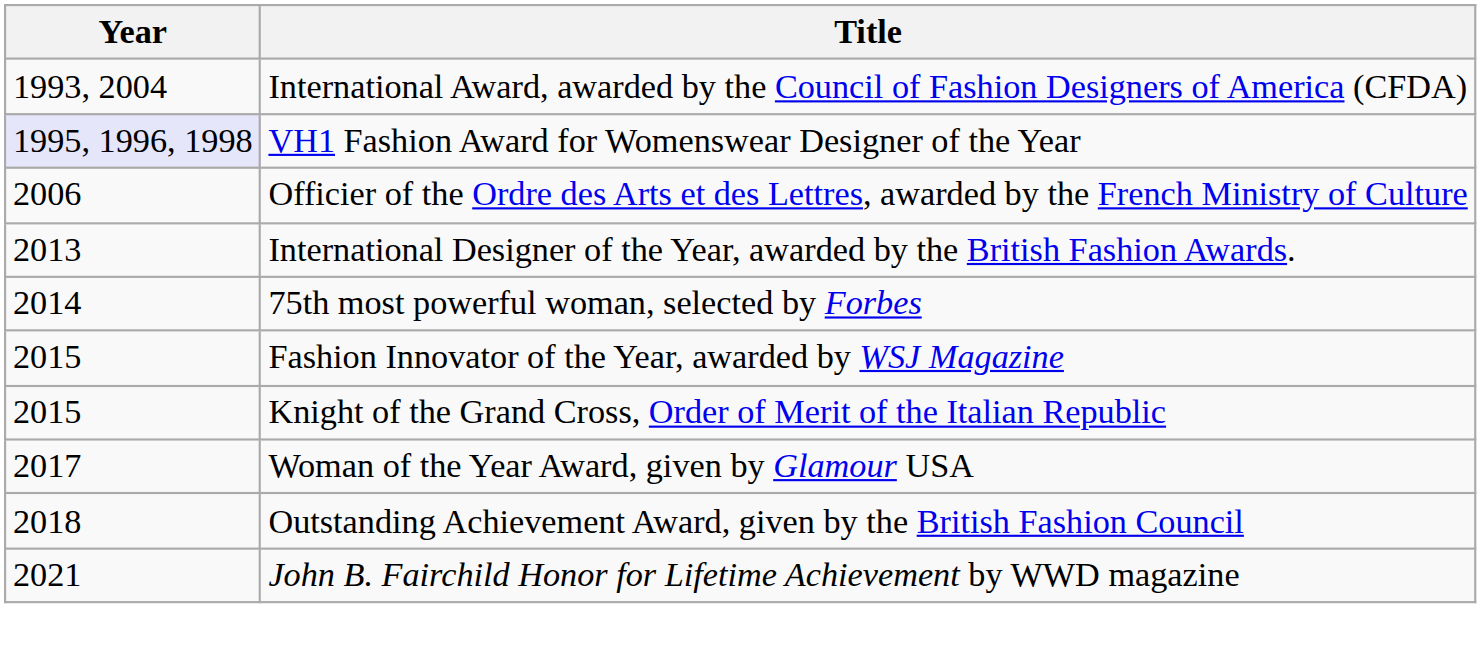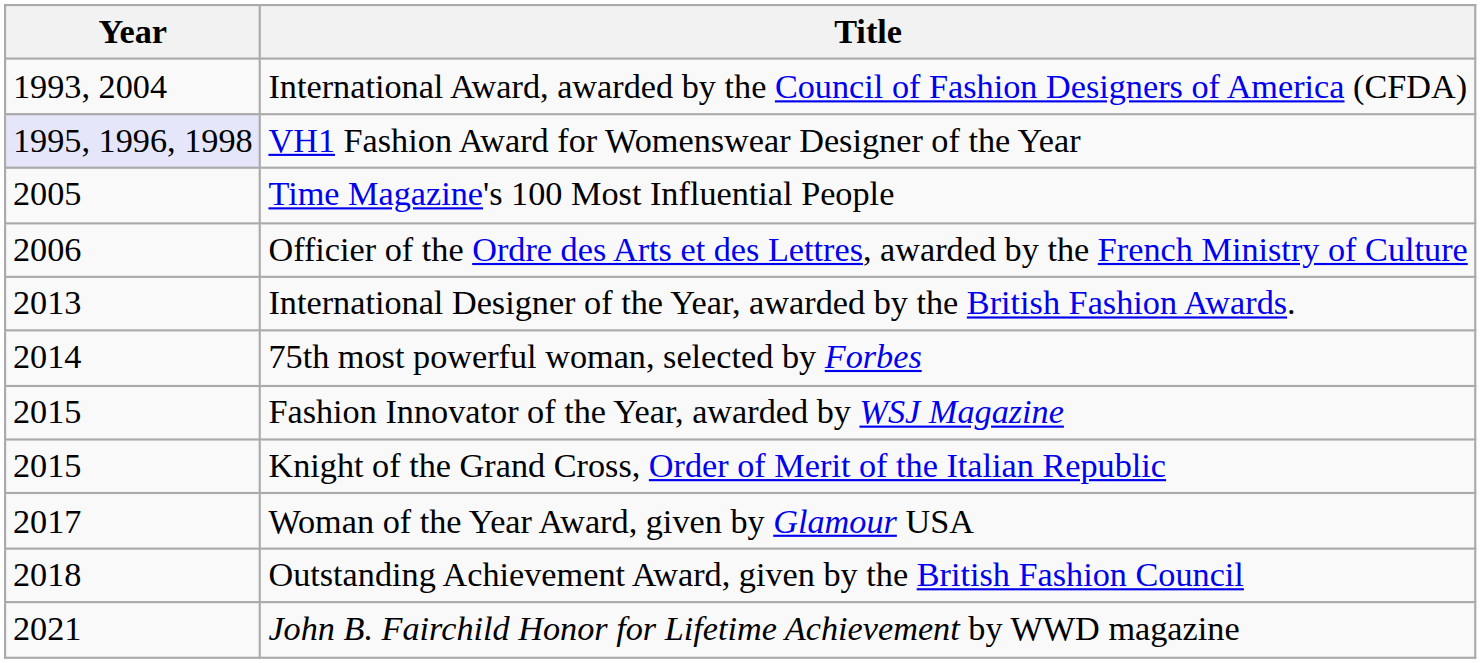+ row: (581, 194)
